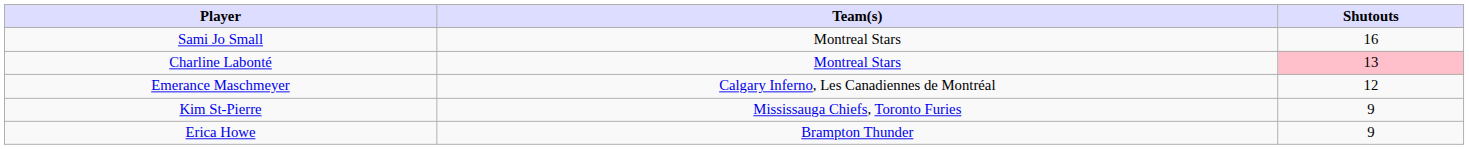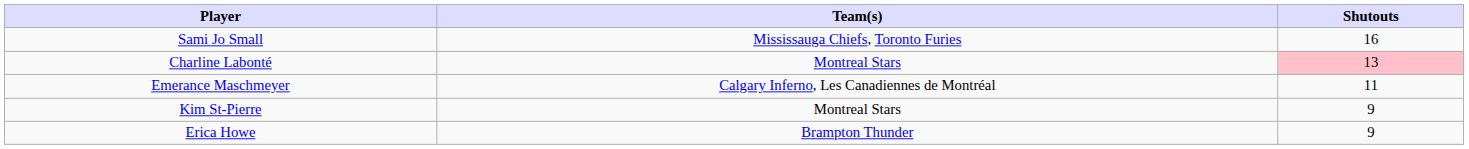(857, 39) Montreal Stars -> (857, 39) Mississauga Chiefs, Toronto Furies
(1371, 86) 12 -> (1371, 86) 11
(857, 109) Mississauga Chiefs, Toronto Furies -> (857, 109) Montreal Stars
